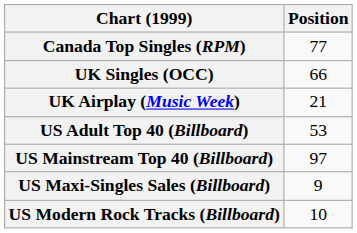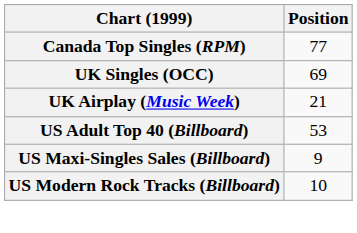(318, 74) 66 -> (318, 74) 69
- row: (144, 158)
